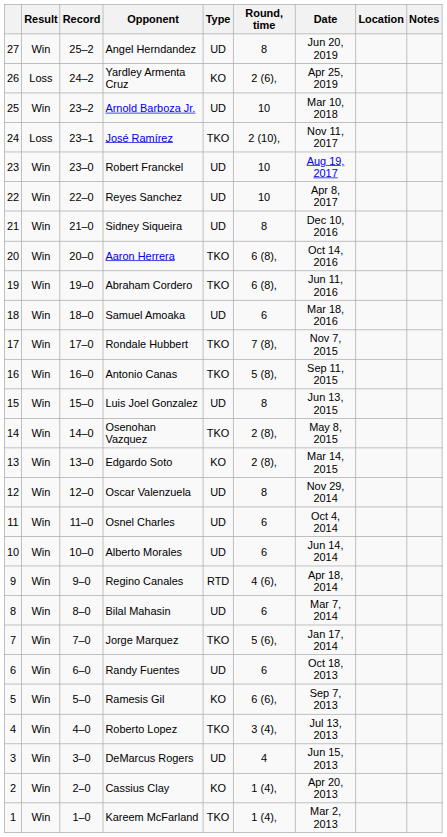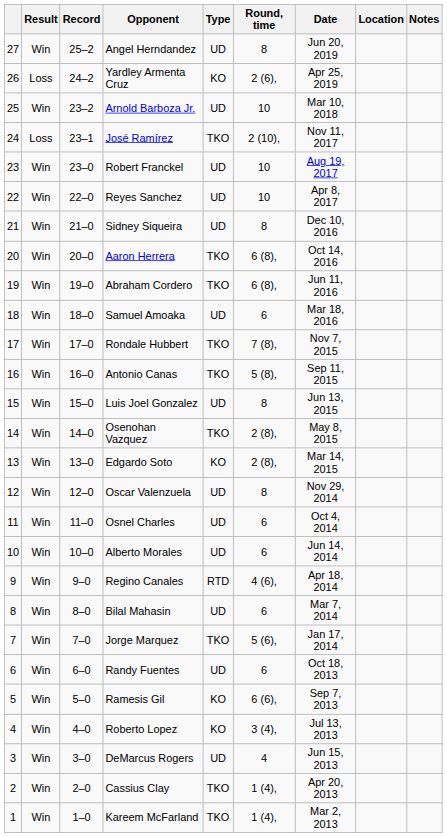(218, 729) TKO -> (218, 729) KO
(218, 788) KO -> (218, 788) TKO
